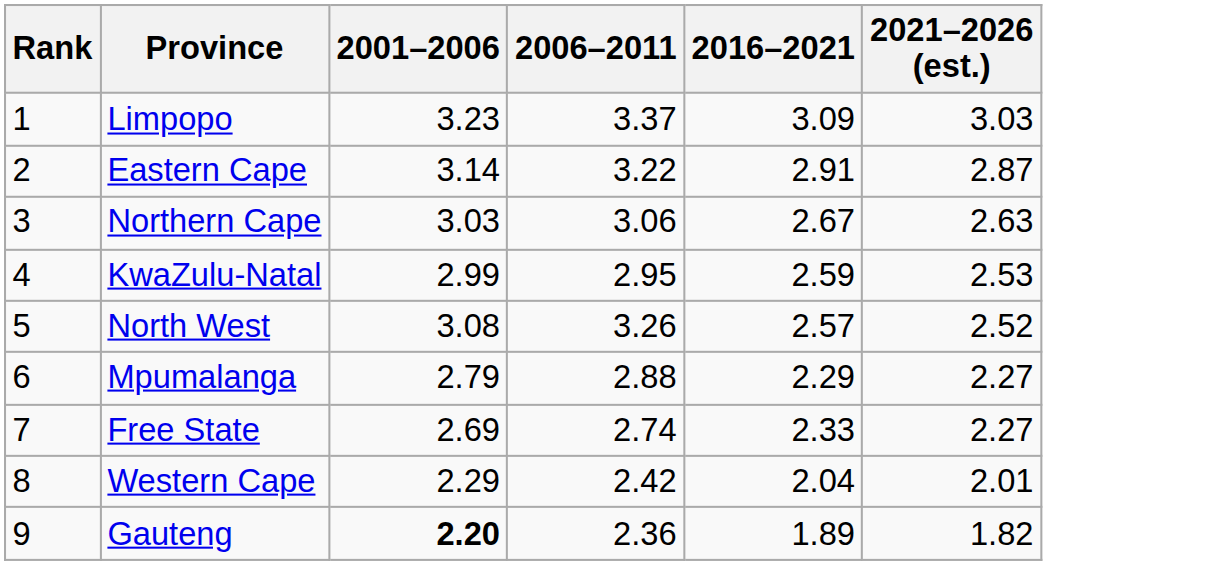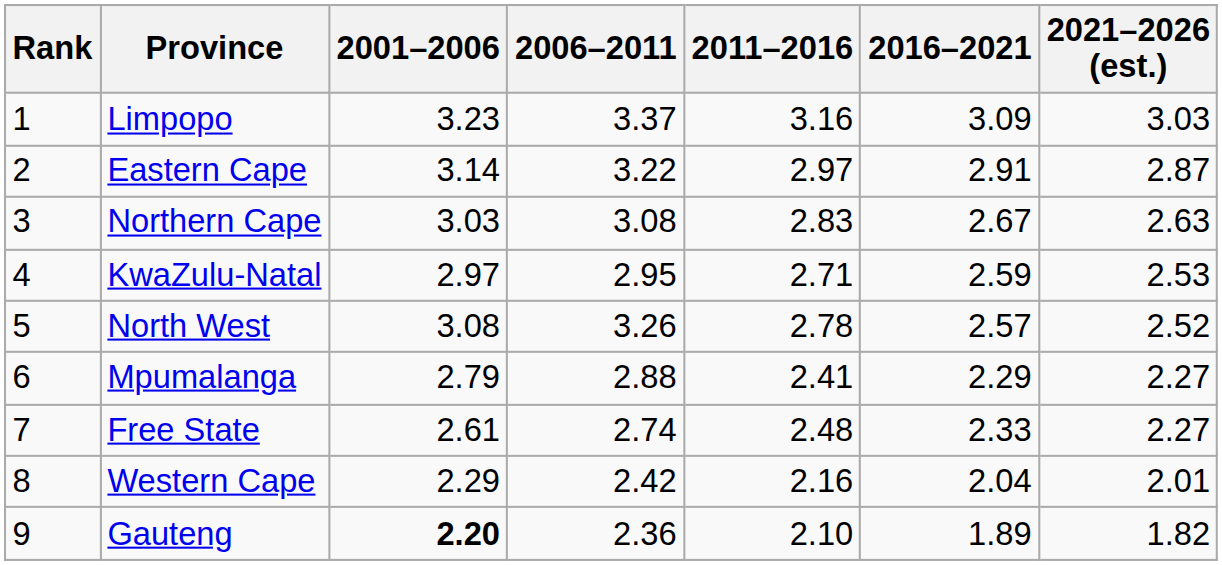+ column: (772, 48)
(645, 222) 3.06 -> (645, 222) 3.08
(468, 274) 2.99 -> (468, 274) 2.97
(468, 429) 2.69 -> (468, 429) 2.61
